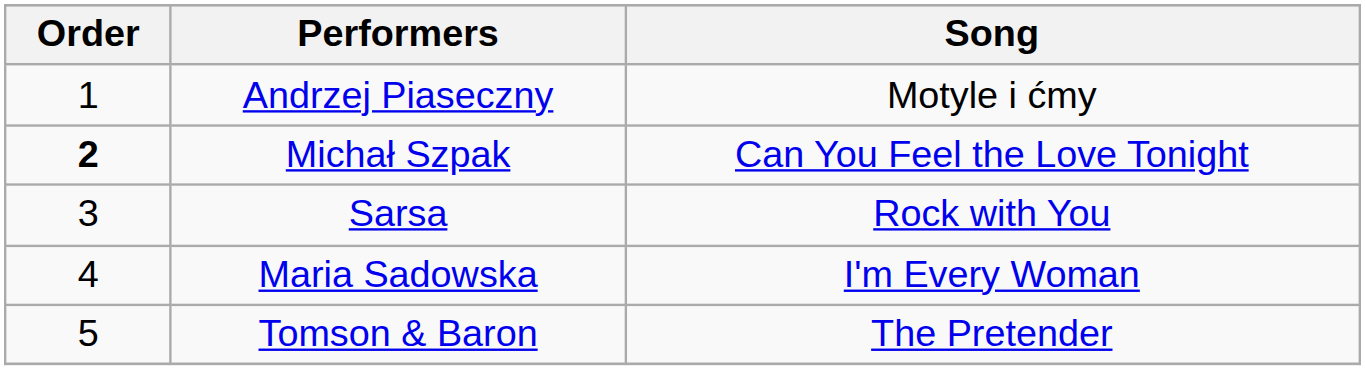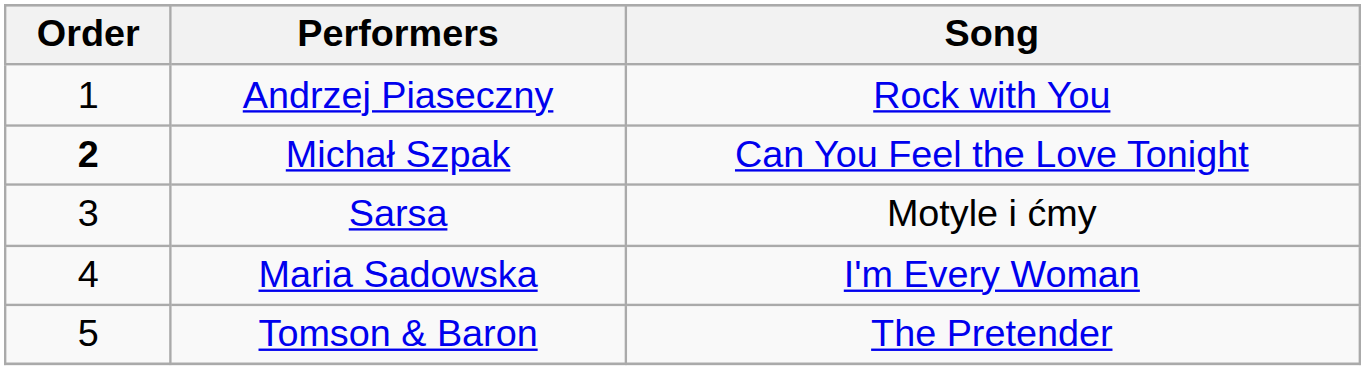(992, 94) Motyle i ćmy -> (992, 94) Rock with You
(992, 214) Rock with You -> (992, 214) Motyle i ćmy
